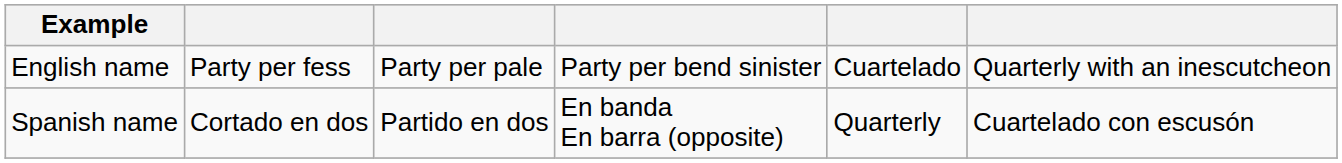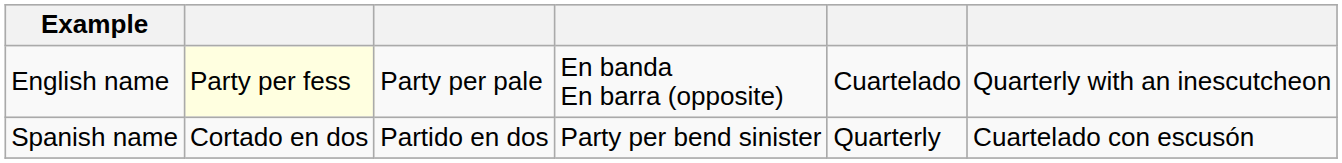(270, 66) no background -> (270, 81) lightyellow background
(691, 66) Party per bend sinister -> (672, 81) En banda En barra (opposite)
(672, 122) En banda En barra (opposite) -> (691, 137) Party per bend sinister
